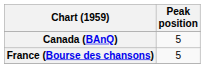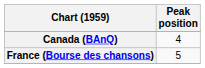(178, 39) 5 -> (178, 39) 4
